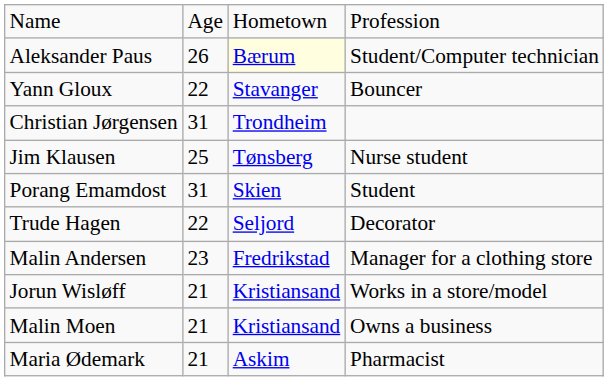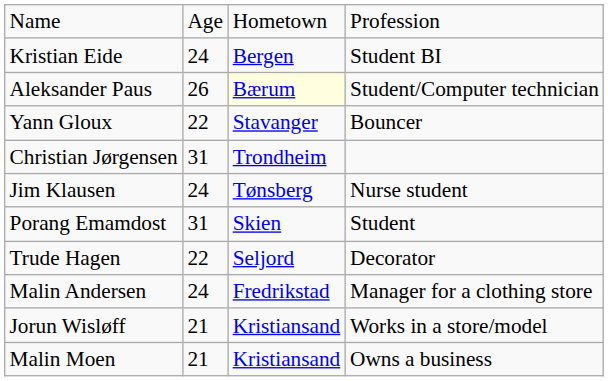+ row: (66, 55)
(198, 156) 25 -> (198, 190) 24
(198, 257) 23 -> (198, 291) 24
- row: (77, 358)
